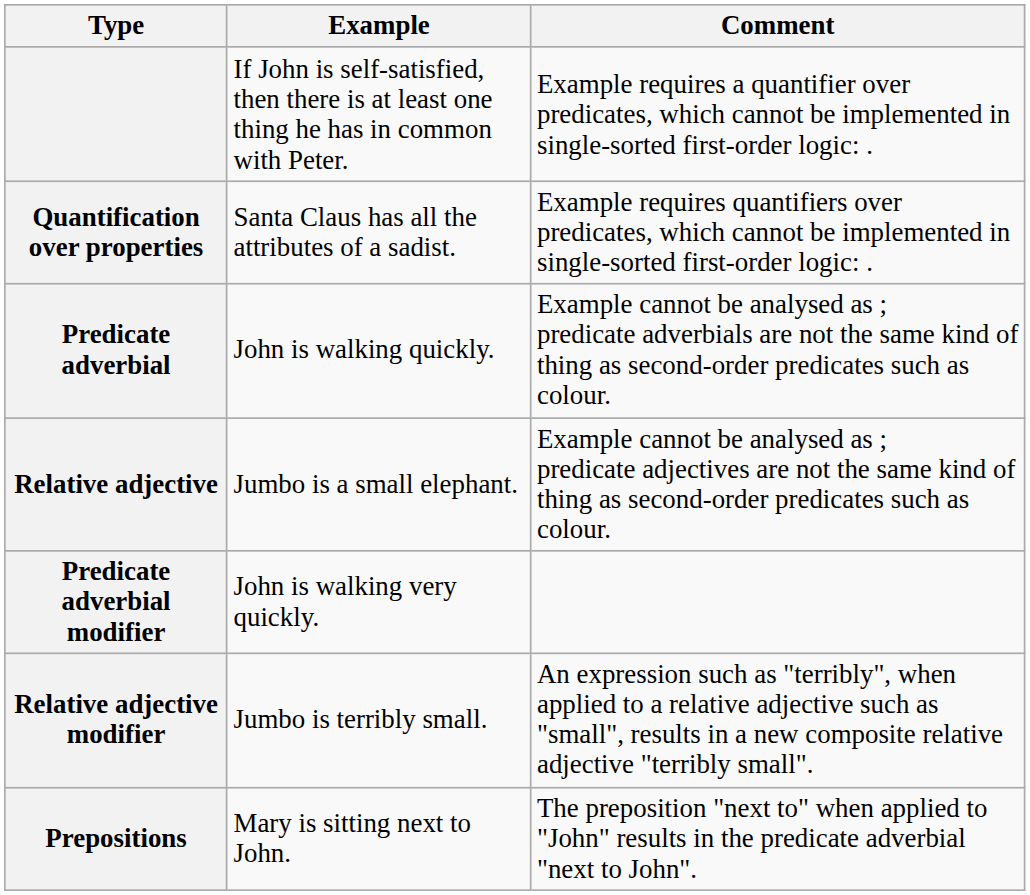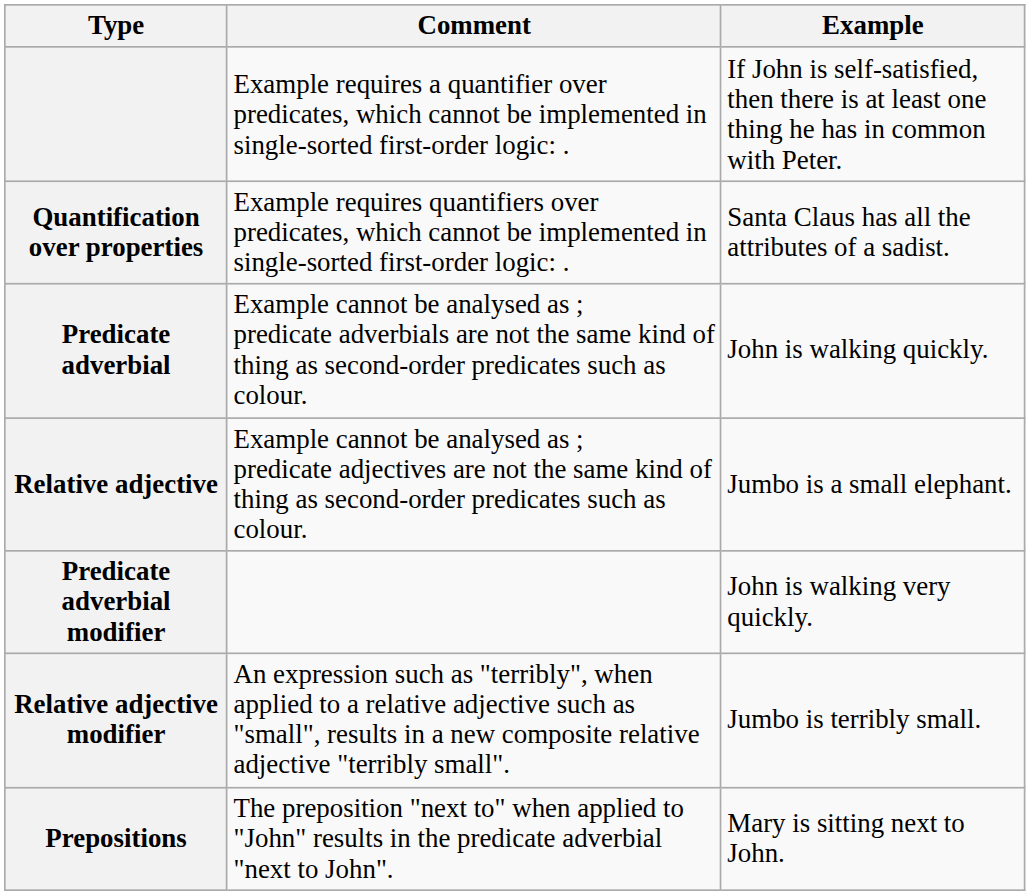columns swapped: (379, 25) <-> (778, 25)
